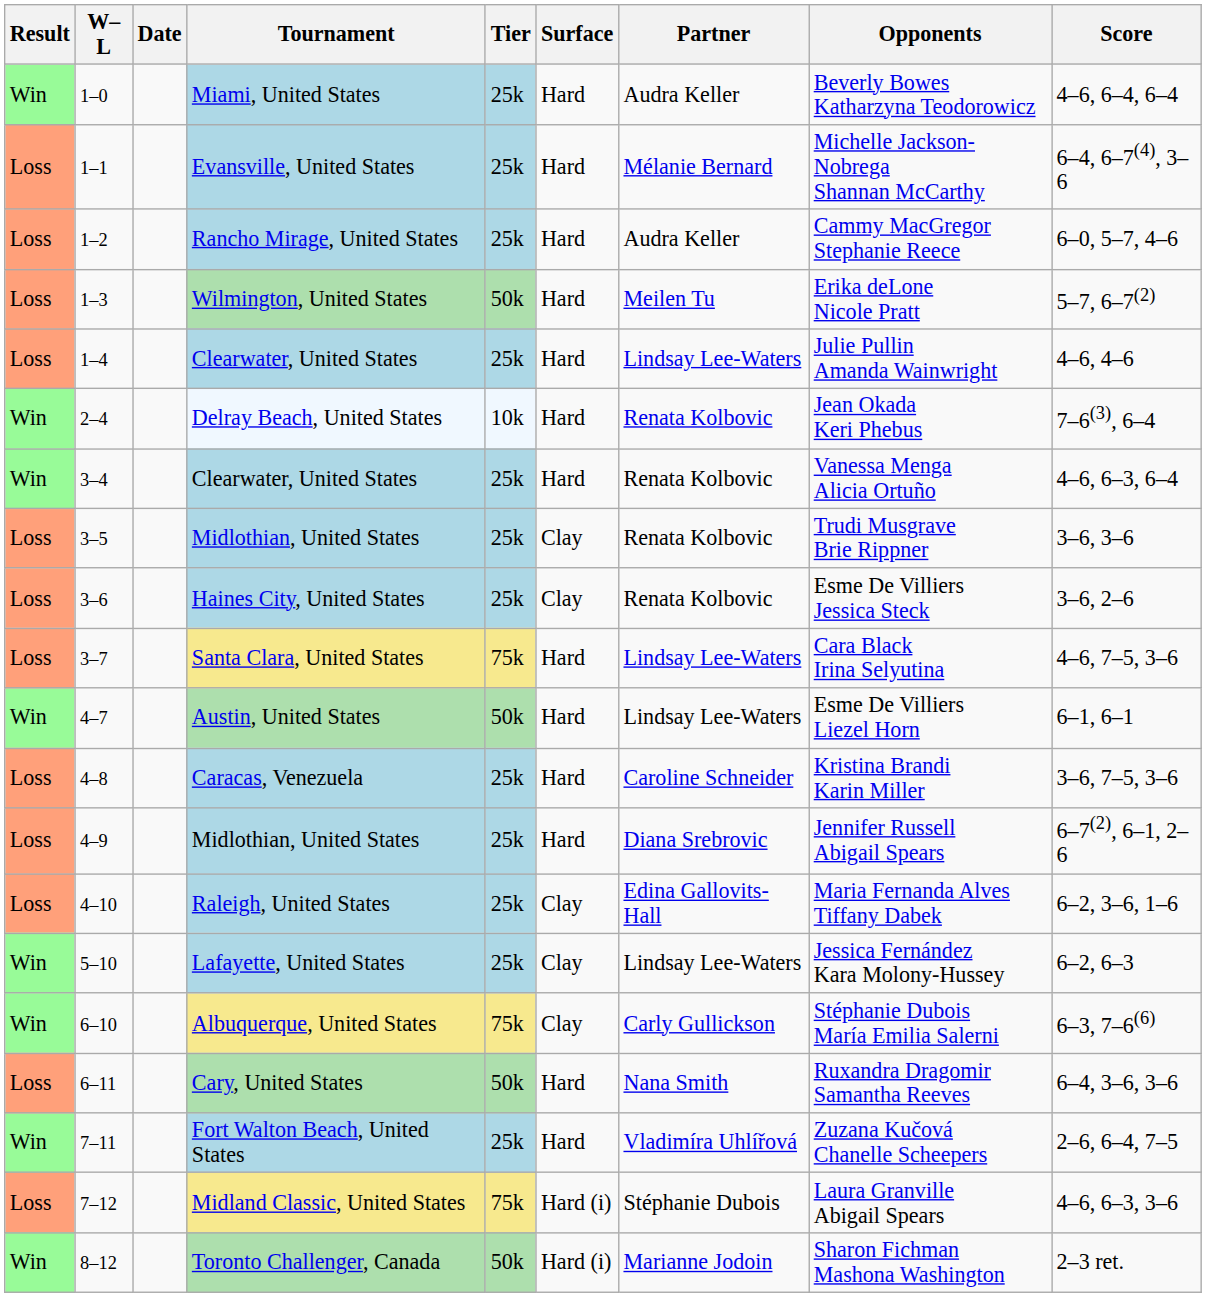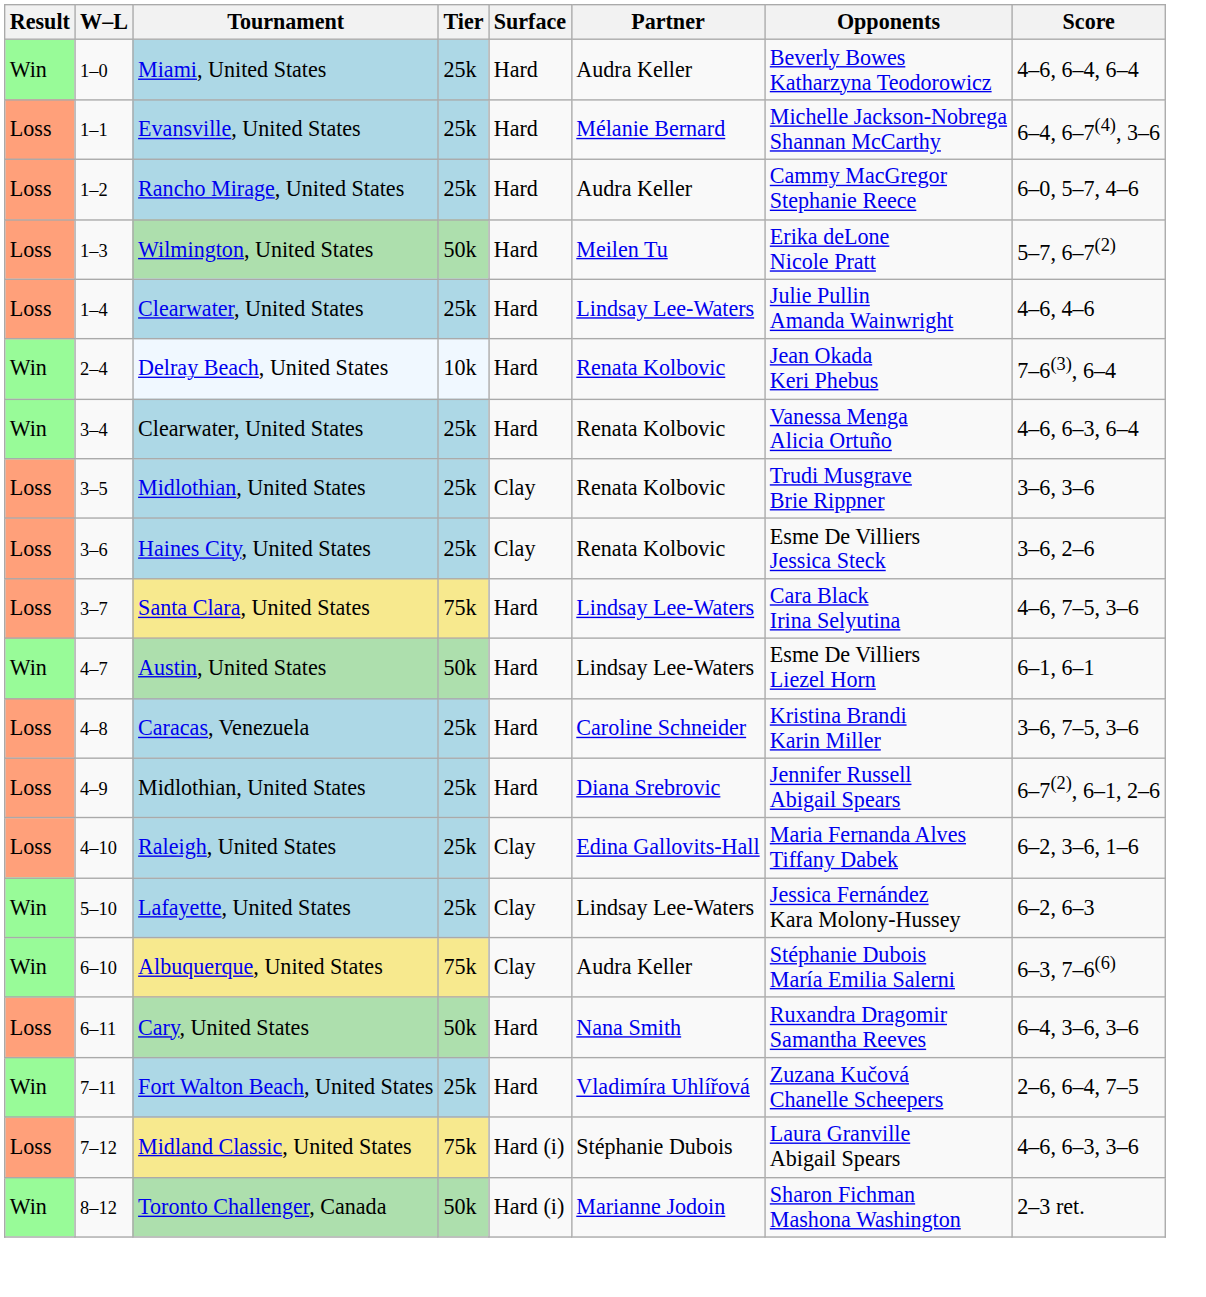- column: (160, 34)
(699, 1022) Carly Gullickson -> (634, 967) Audra Keller
